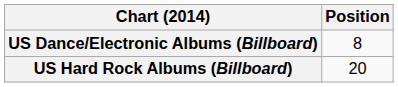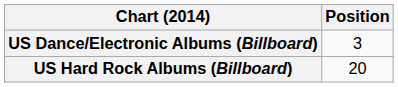(358, 43) 8 -> (358, 43) 3
